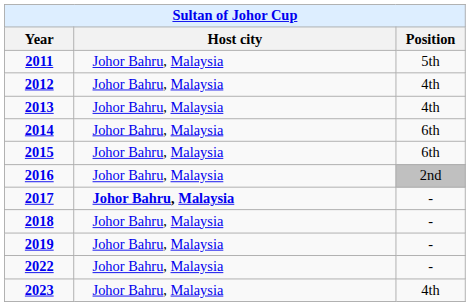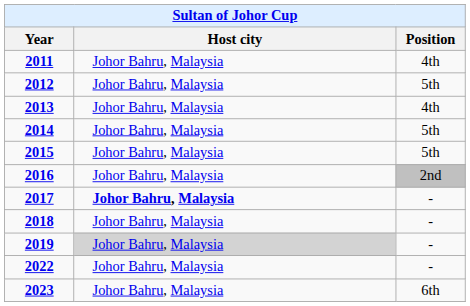(431, 61) 5th -> (431, 61) 4th
(431, 84) 4th -> (431, 84) 5th
(431, 130) 6th -> (431, 130) 5th
(431, 152) 6th -> (431, 152) 5th
(158, 244) no background -> (158, 244) lightgrey background
(431, 289) 4th -> (431, 289) 6th
